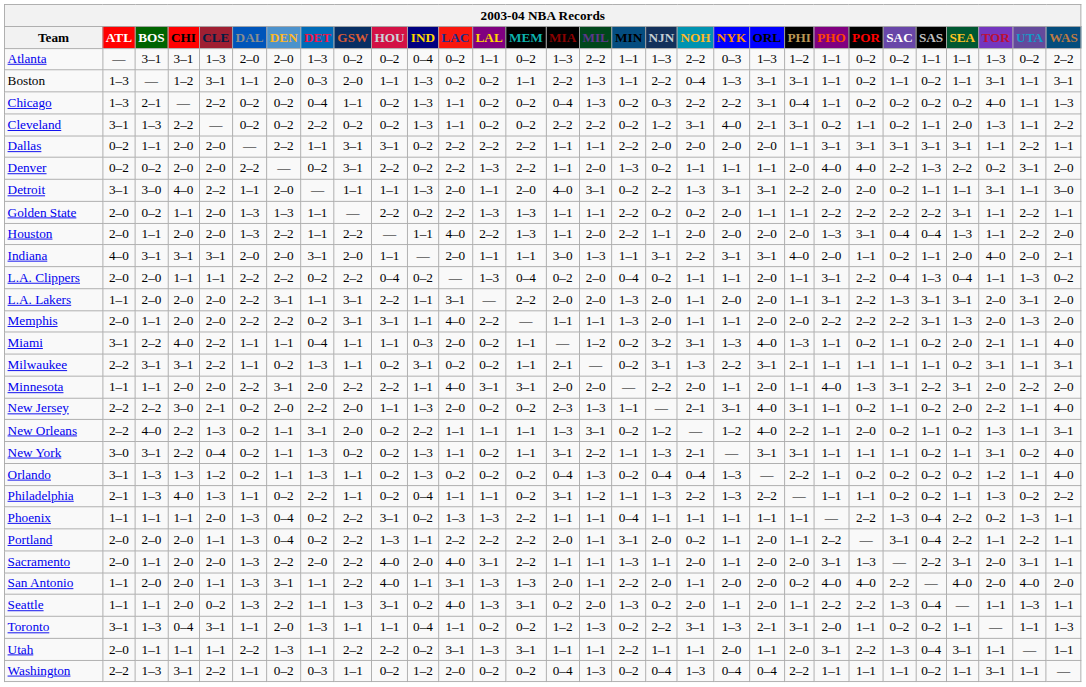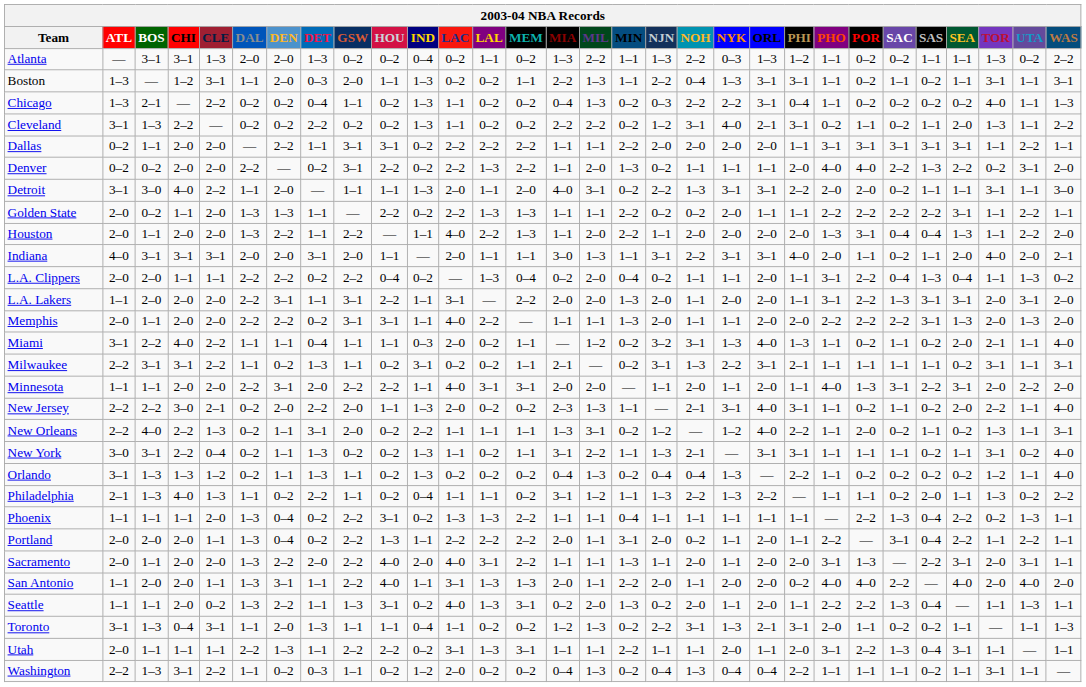(661, 387) 2–2 -> (661, 387) 1–1
(931, 496) 0–2 -> (931, 496) 2–0
